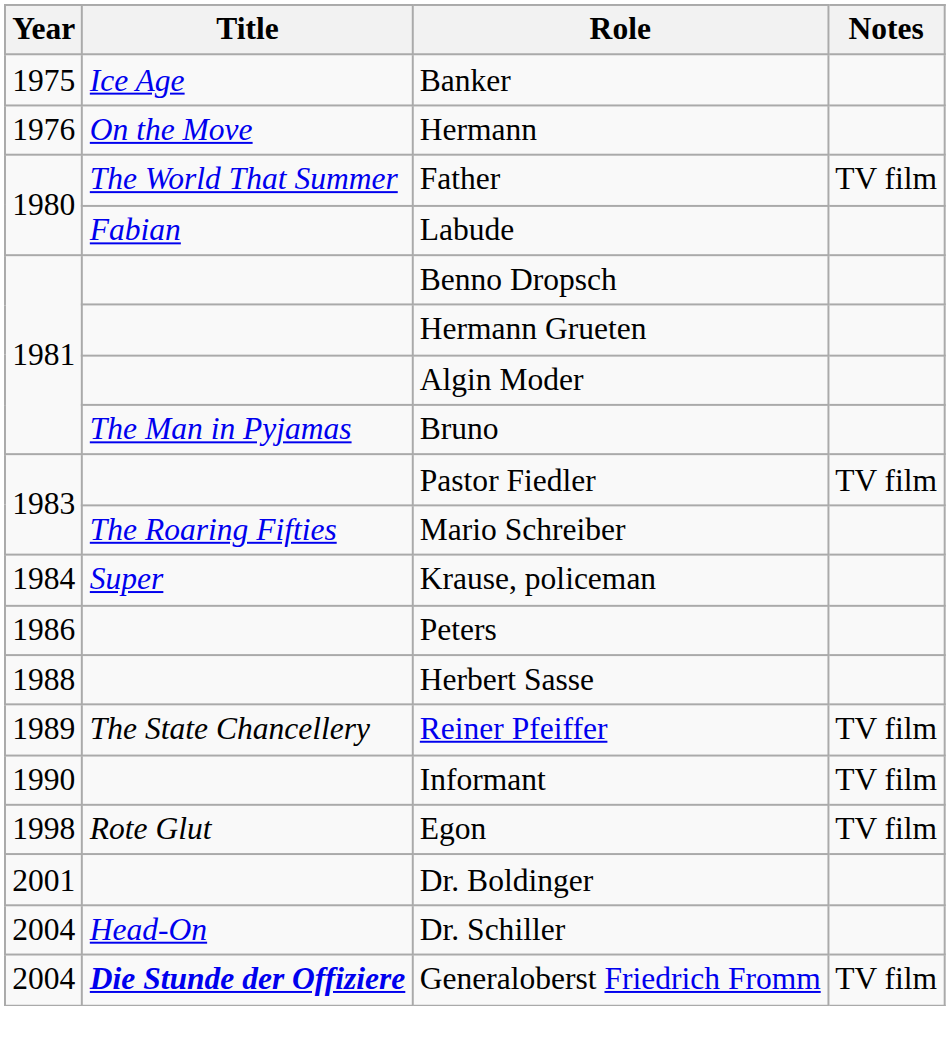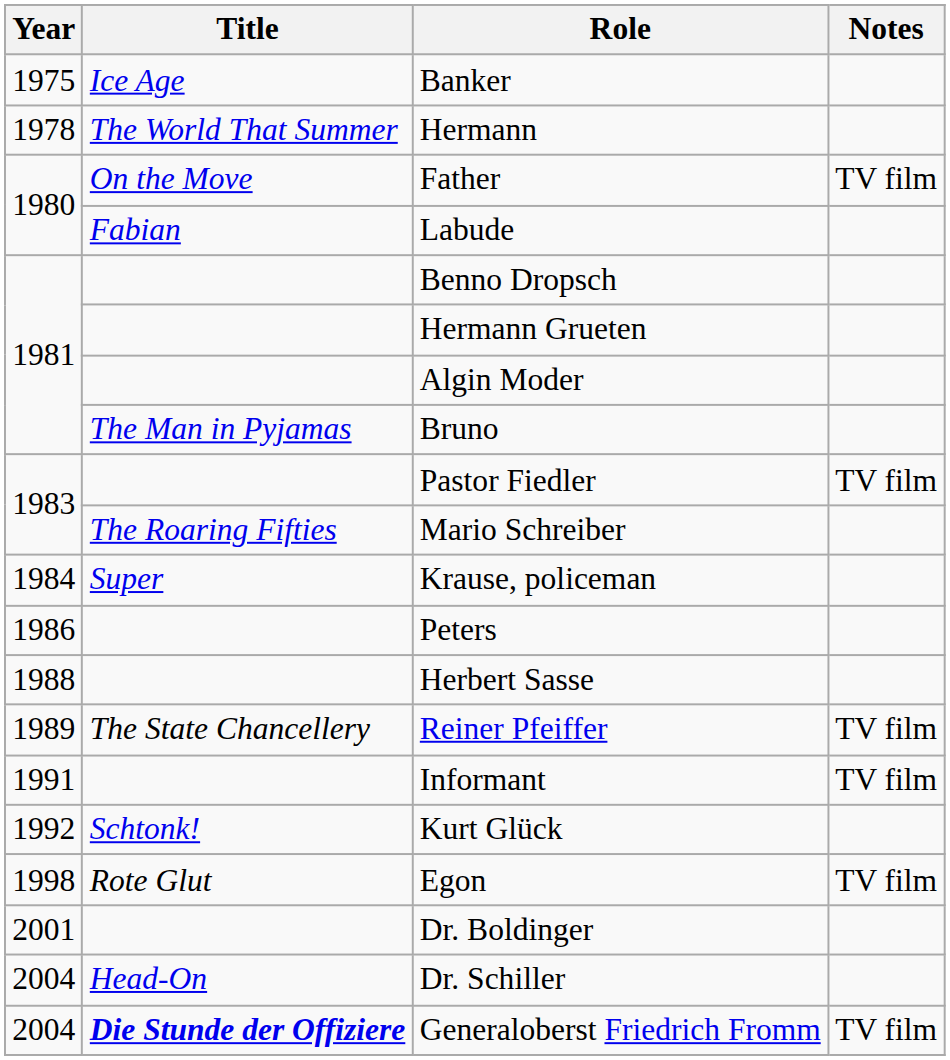(44, 129) 1976 -> (44, 129) 1978
(171, 129) On the Move -> (244, 129) The World That Summer
(244, 179) The World That Summer -> (171, 179) On the Move
(44, 779) 1990 -> (44, 779) 1991
+ row: (491, 829)
